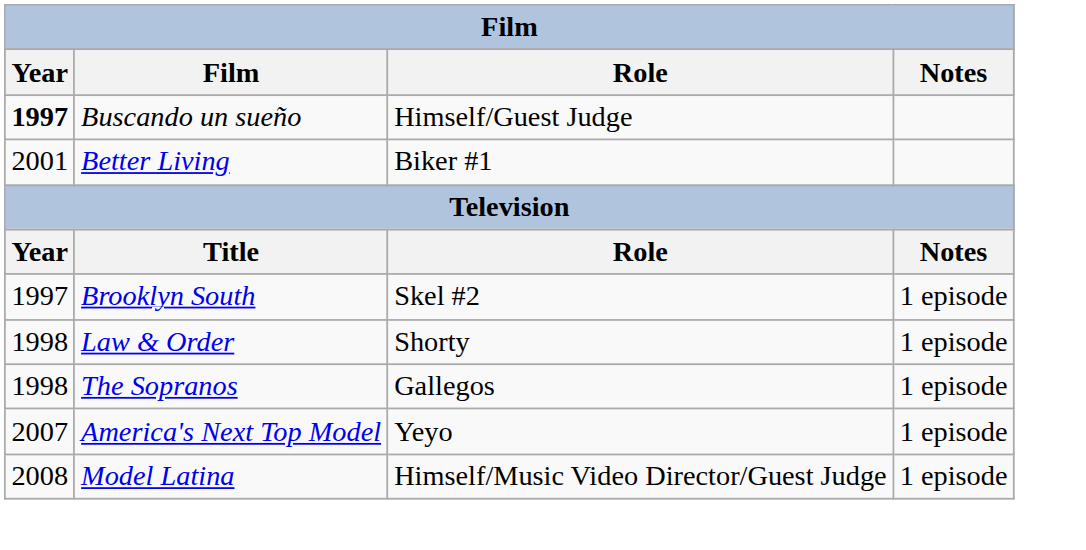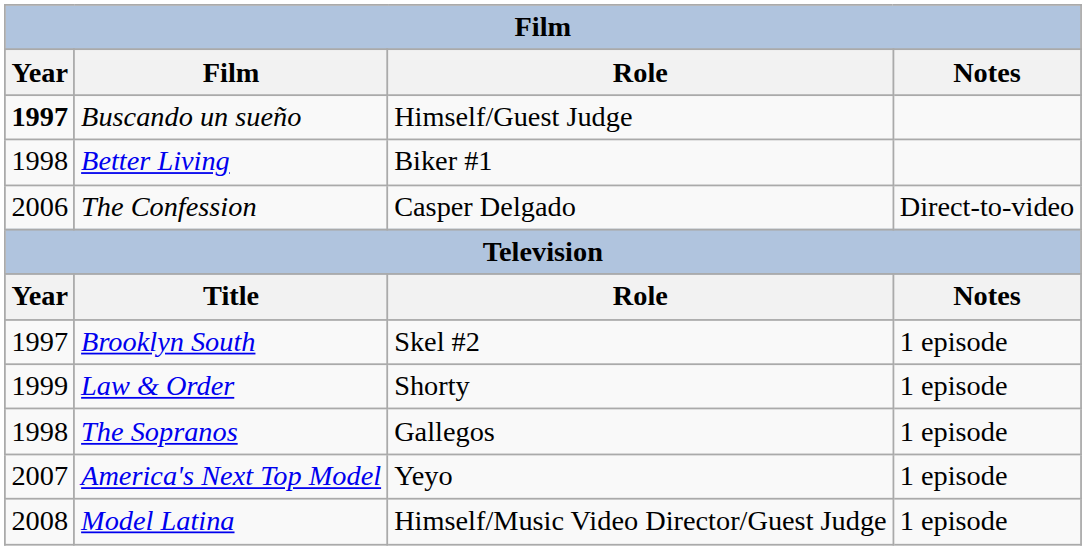(40, 161) 2001 -> (40, 161) 1998
+ row: (169, 206)
(40, 341) 1998 -> (40, 386) 1999
